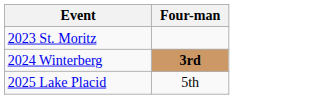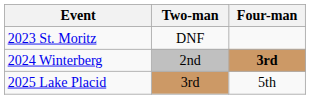+ column: (190, 15)
